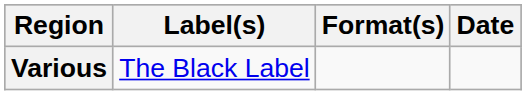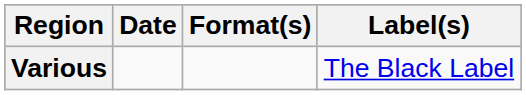columns swapped: (485, 25) <-> (214, 25)
